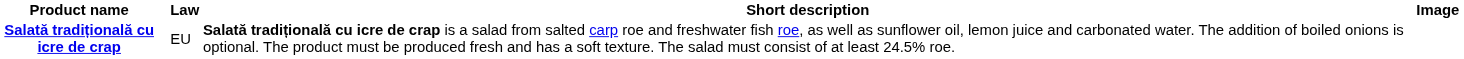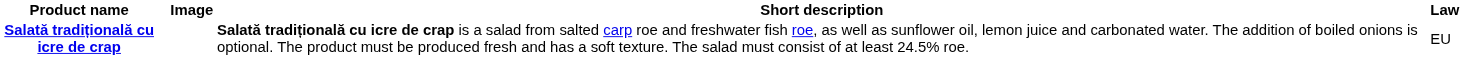columns swapped: (185, 10) <-> (1438, 10)
